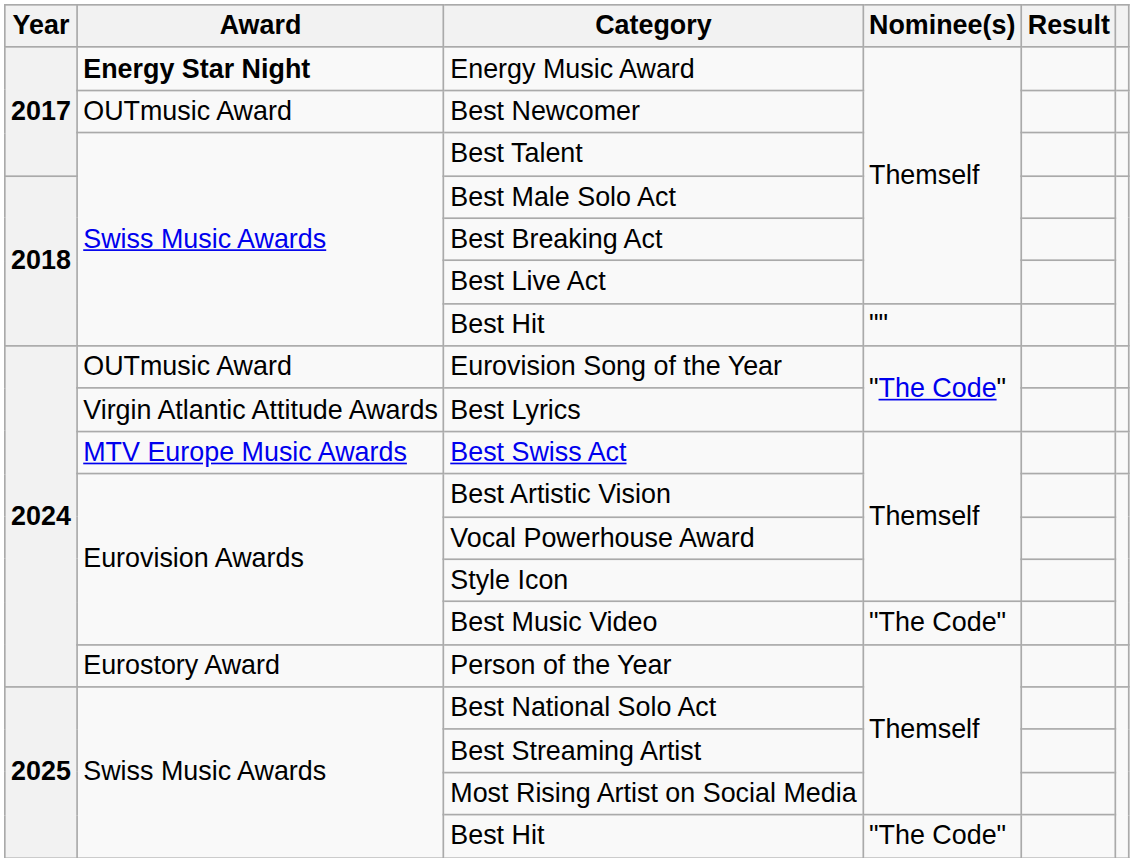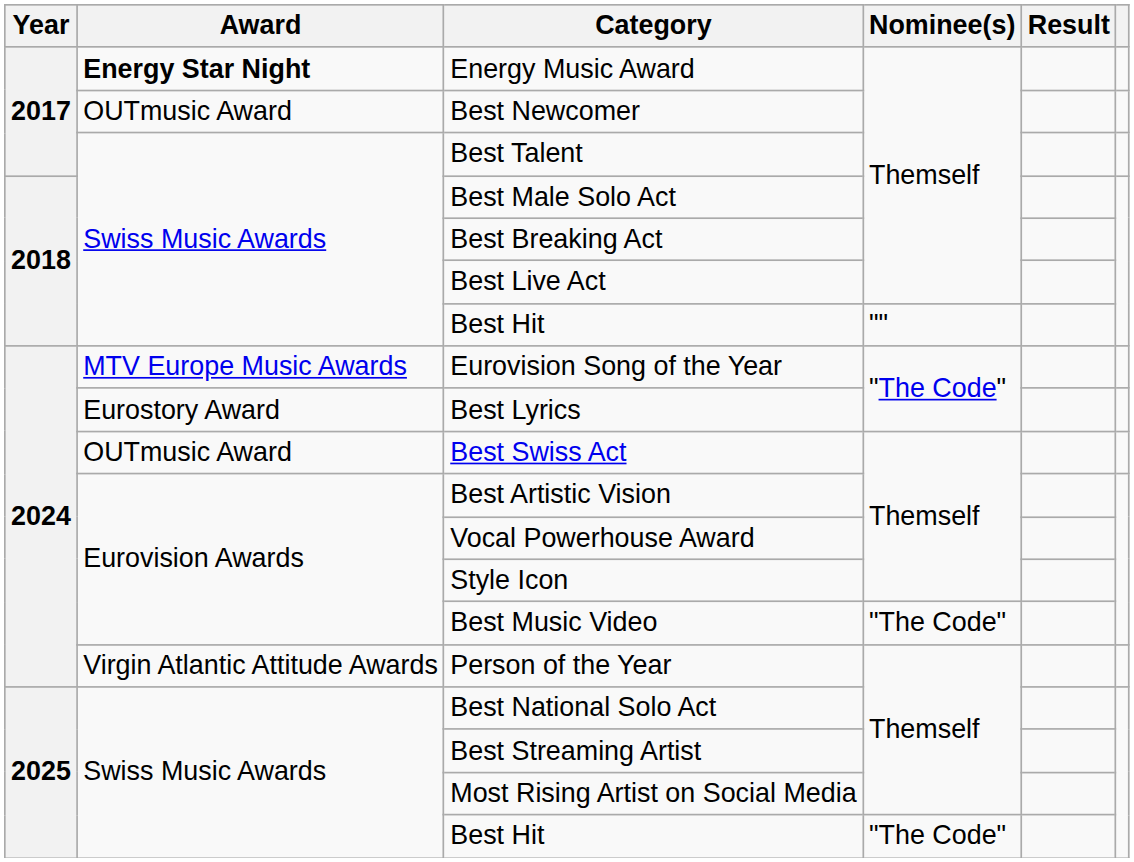(188, 366) OUTmusic Award -> (245, 366) MTV Europe Music Awards
(261, 409) Virgin Atlantic Attitude Awards -> (182, 409) Eurostory Award
(245, 452) MTV Europe Music Awards -> (188, 452) OUTmusic Award
(182, 665) Eurostory Award -> (261, 665) Virgin Atlantic Attitude Awards
